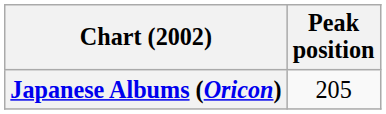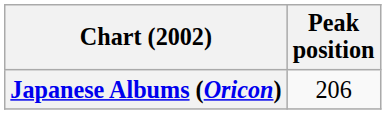(334, 89) 205 -> (334, 89) 206
